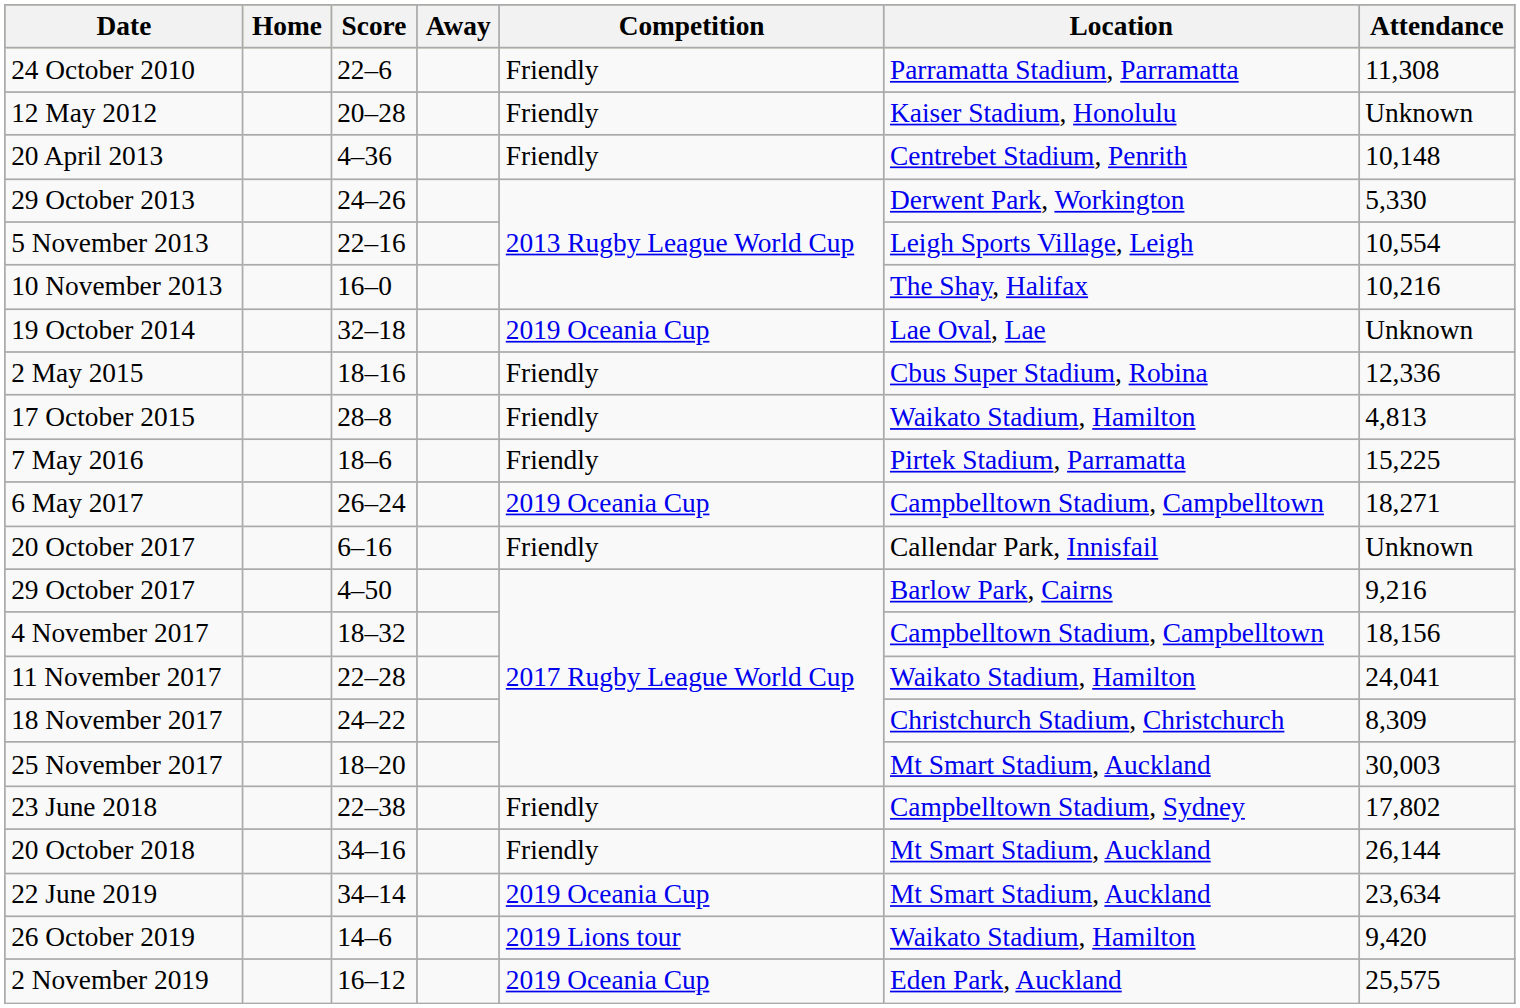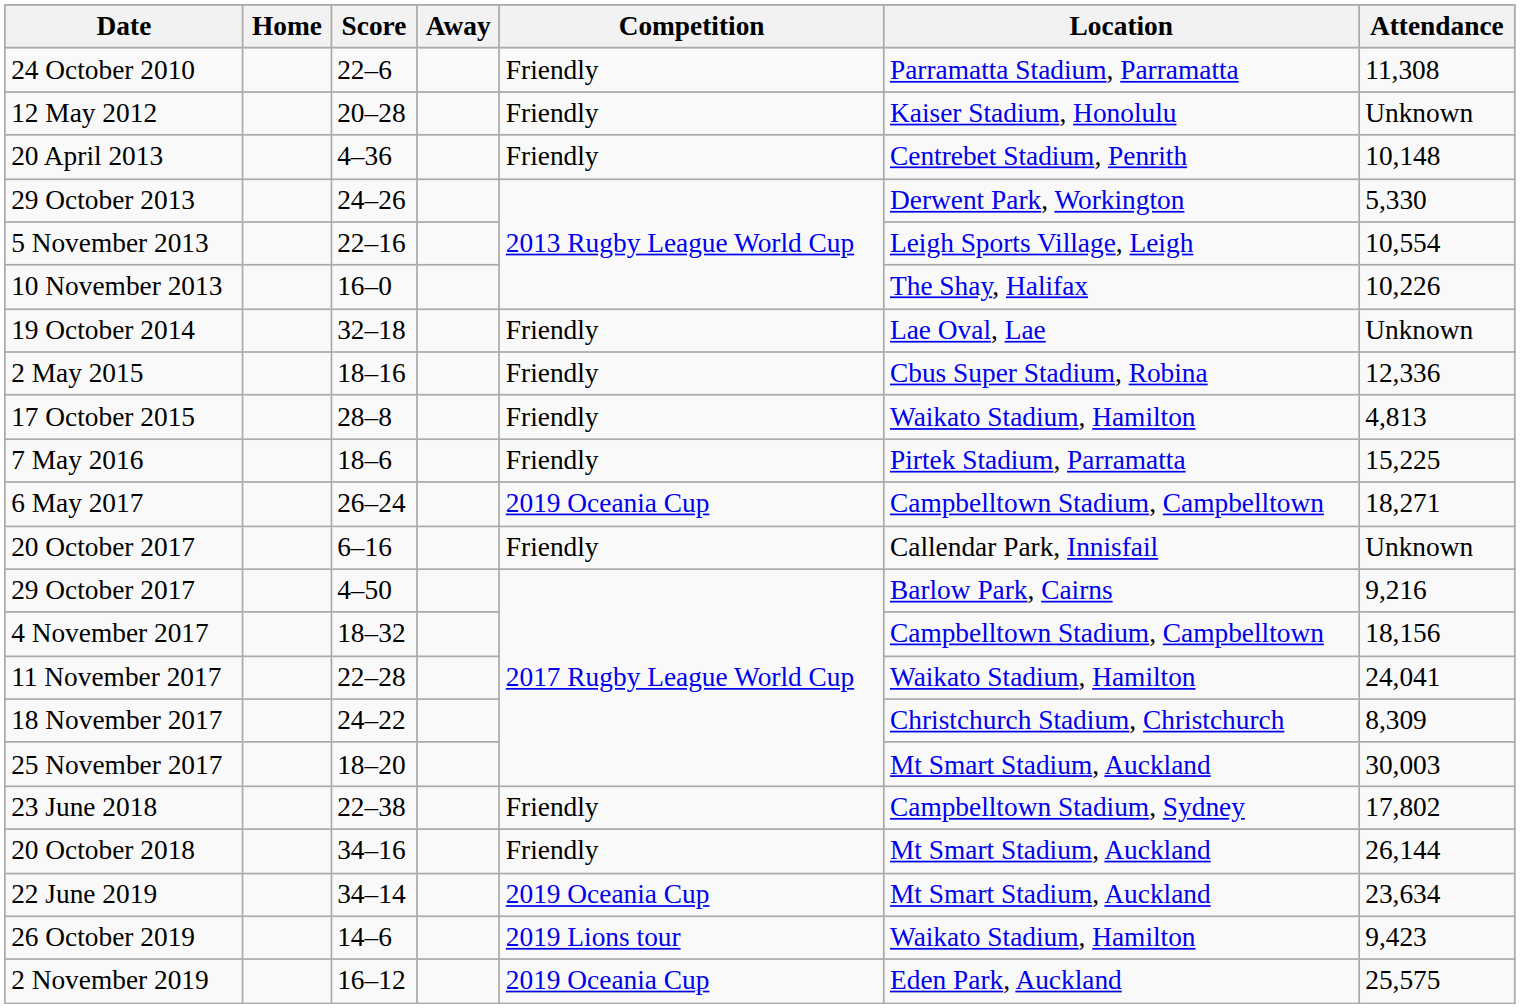(1403, 286) 10,216 -> (1403, 286) 10,226
(608, 329) 2019 Oceania Cup -> (552, 329) Friendly
(1396, 937) 9,420 -> (1396, 937) 9,423
